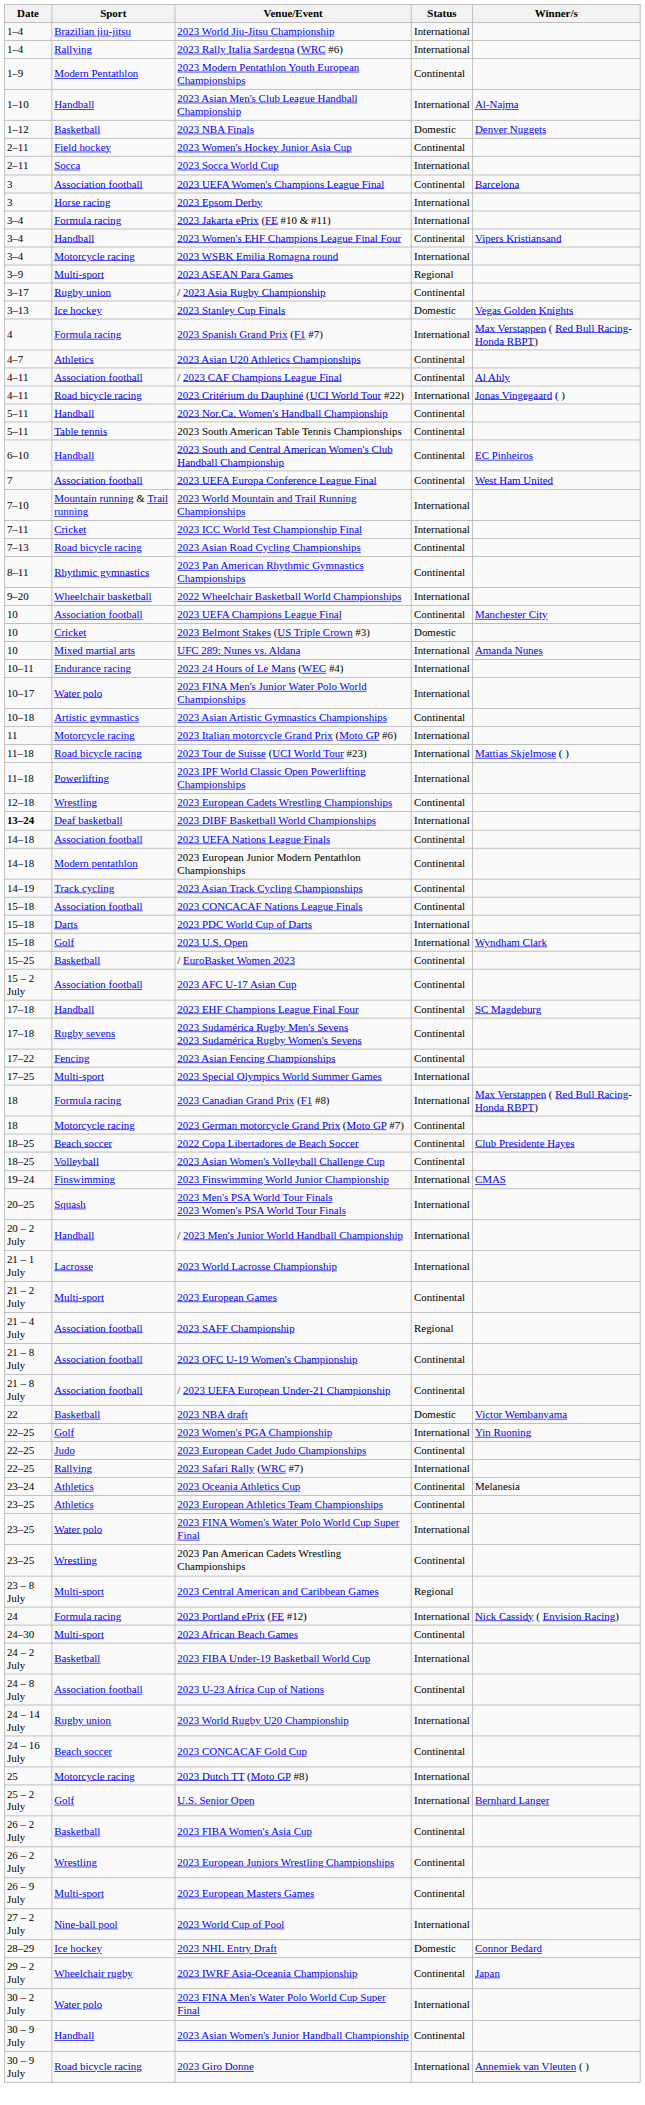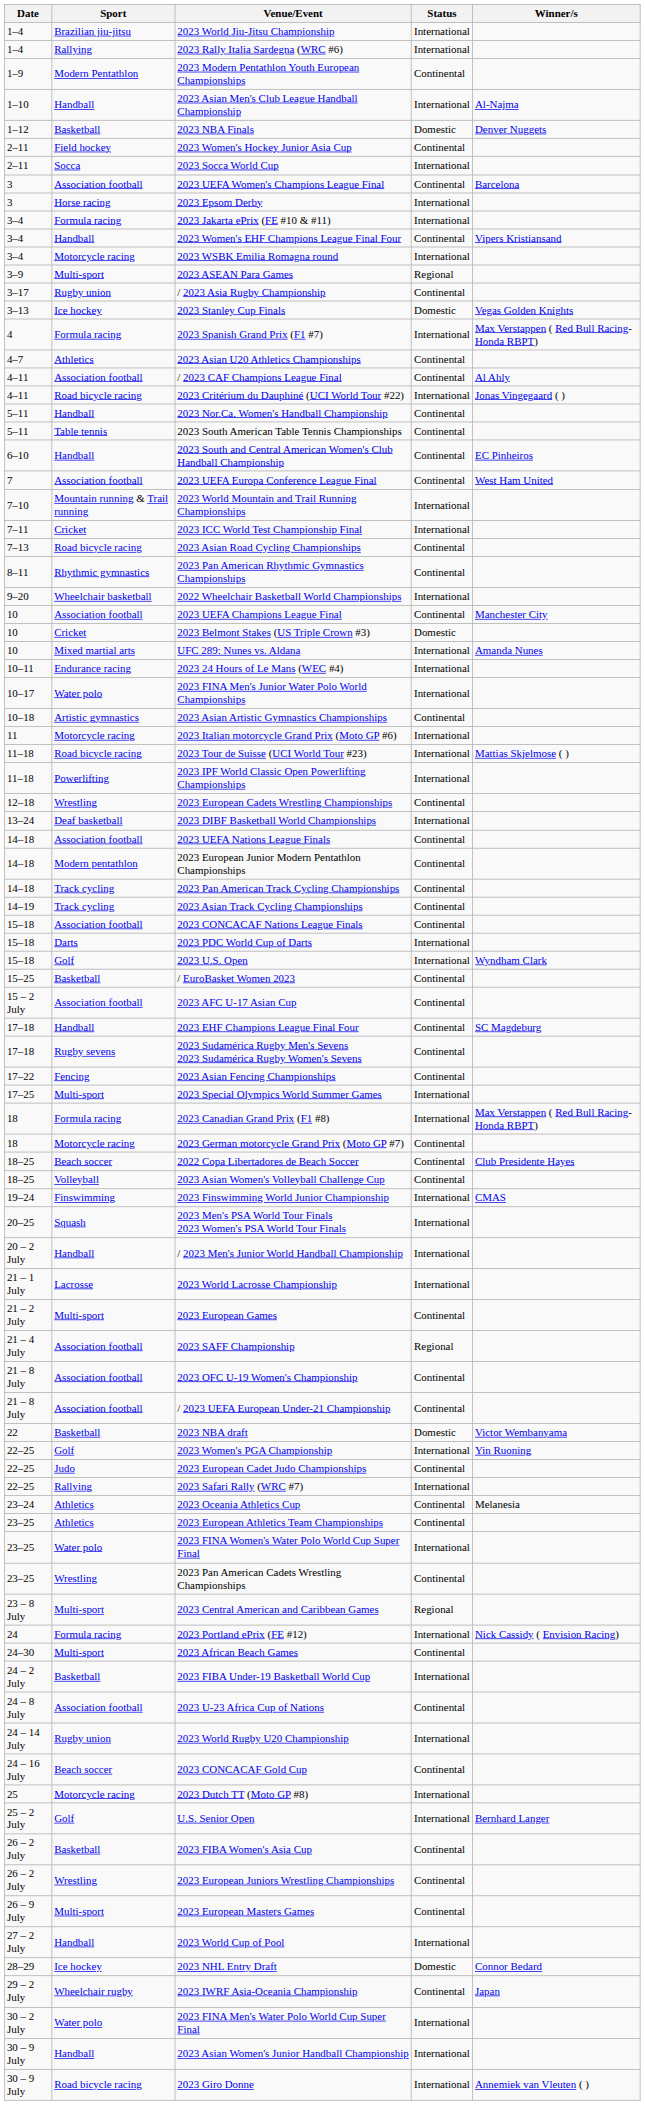(21, 821) bold -> (21, 821) normal
+ row: (288, 888)
(86, 1924) Nine-ball pool -> (74, 1942) Handball
(440, 2035) Continental -> (442, 2053) International
